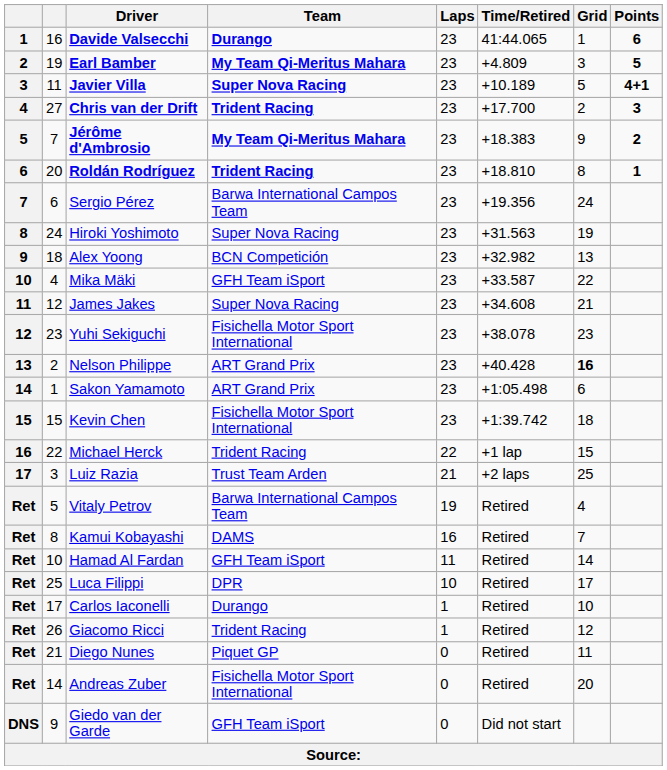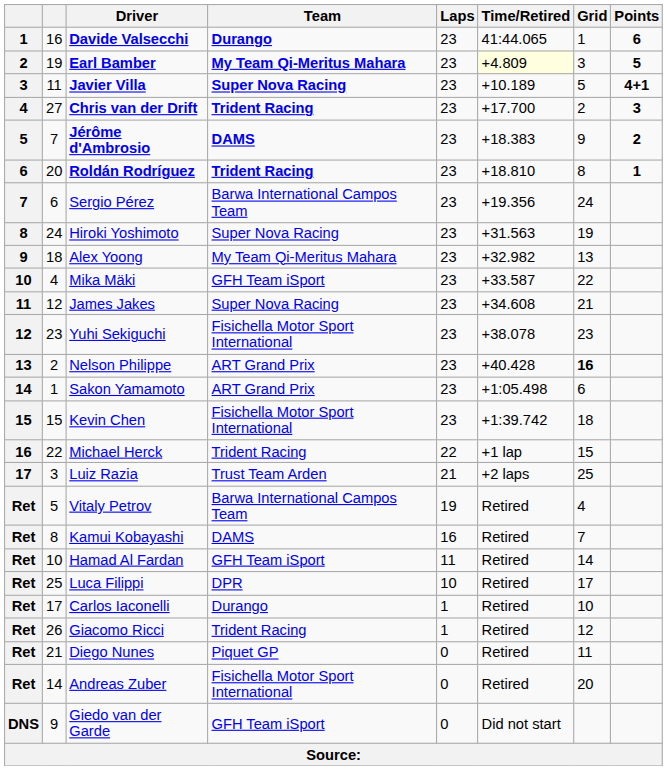(504, 62) no background -> (504, 62) lightyellow background
(309, 140) My Team Qi-Meritus Mahara -> (233, 140) DAMS
(270, 256) BCN Competición -> (304, 256) My Team Qi-Meritus Mahara
